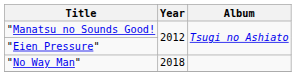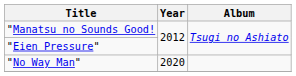(172, 63) 2018 -> (172, 63) 2020
